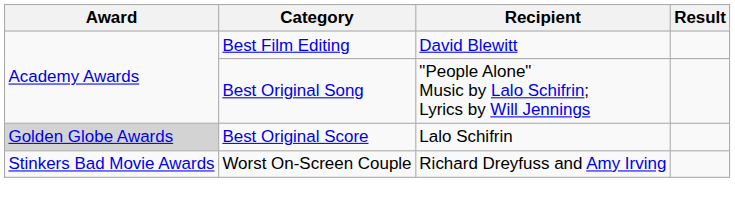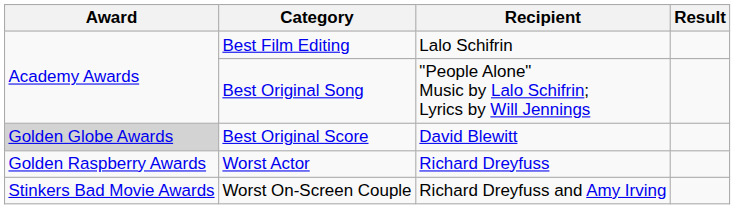(468, 44) David Blewitt -> (466, 44) Lalo Schifrin
(466, 136) Lalo Schifrin -> (468, 136) David Blewitt
+ row: (266, 163)
